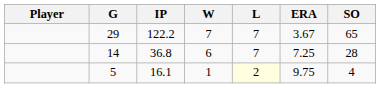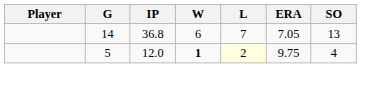- row: (113, 33)
(304, 53) 7.25 -> (289, 33) 7.05
(352, 53) 28 -> (334, 33) 13
(161, 72) 16.1 -> (153, 53) 12.0
(208, 72) normal -> (198, 53) bold
